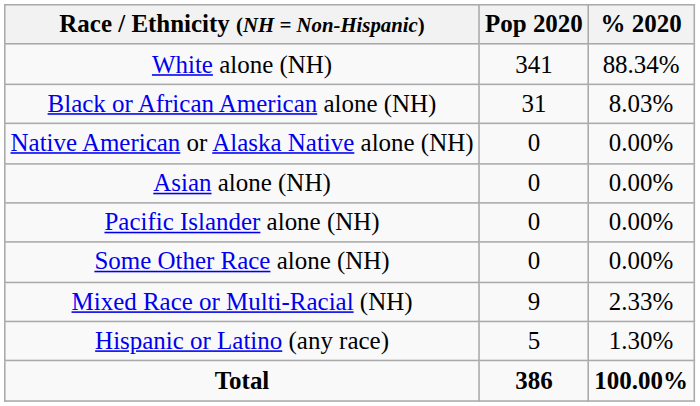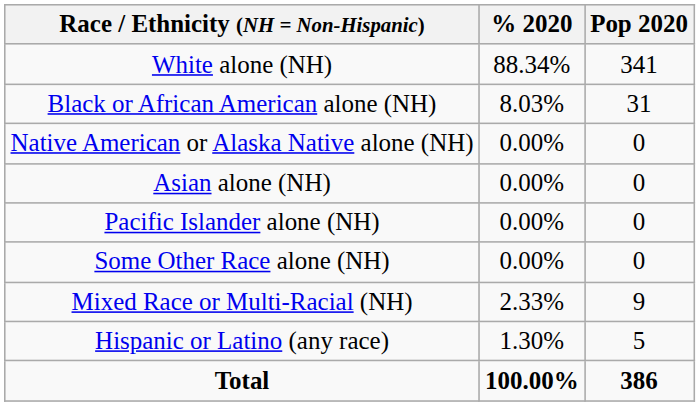columns swapped: (534, 24) <-> (641, 24)
